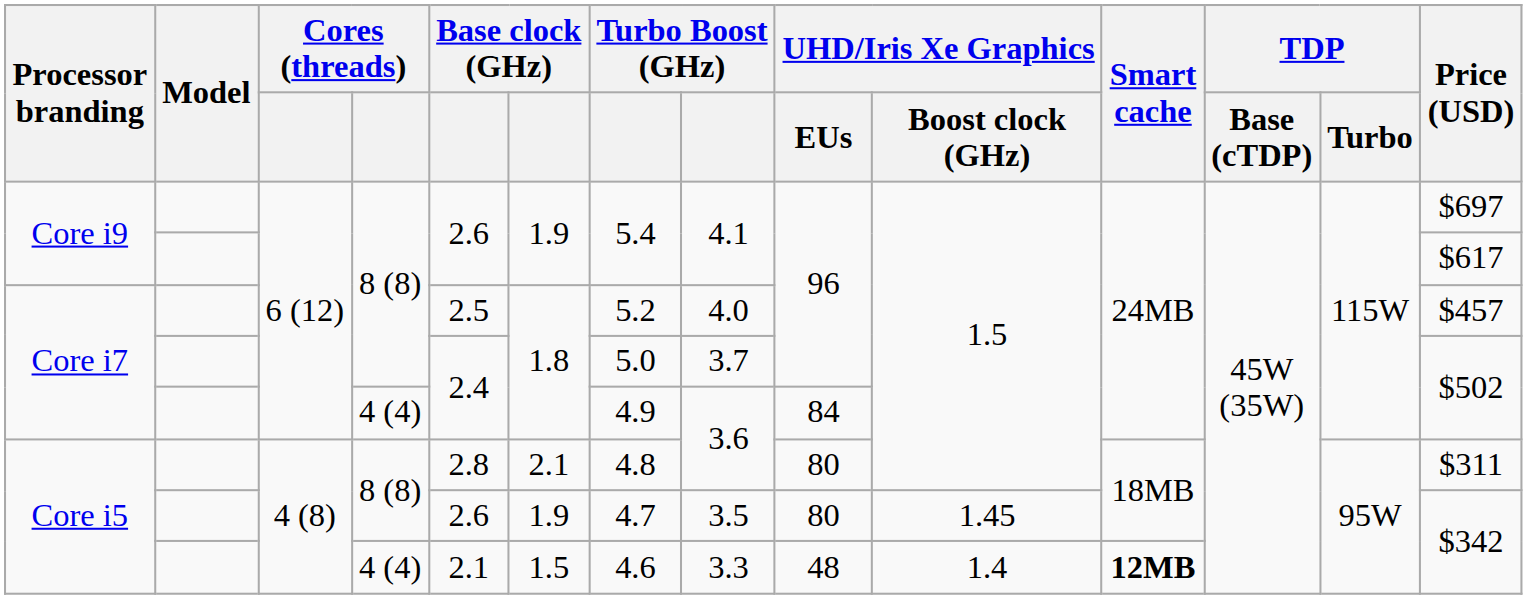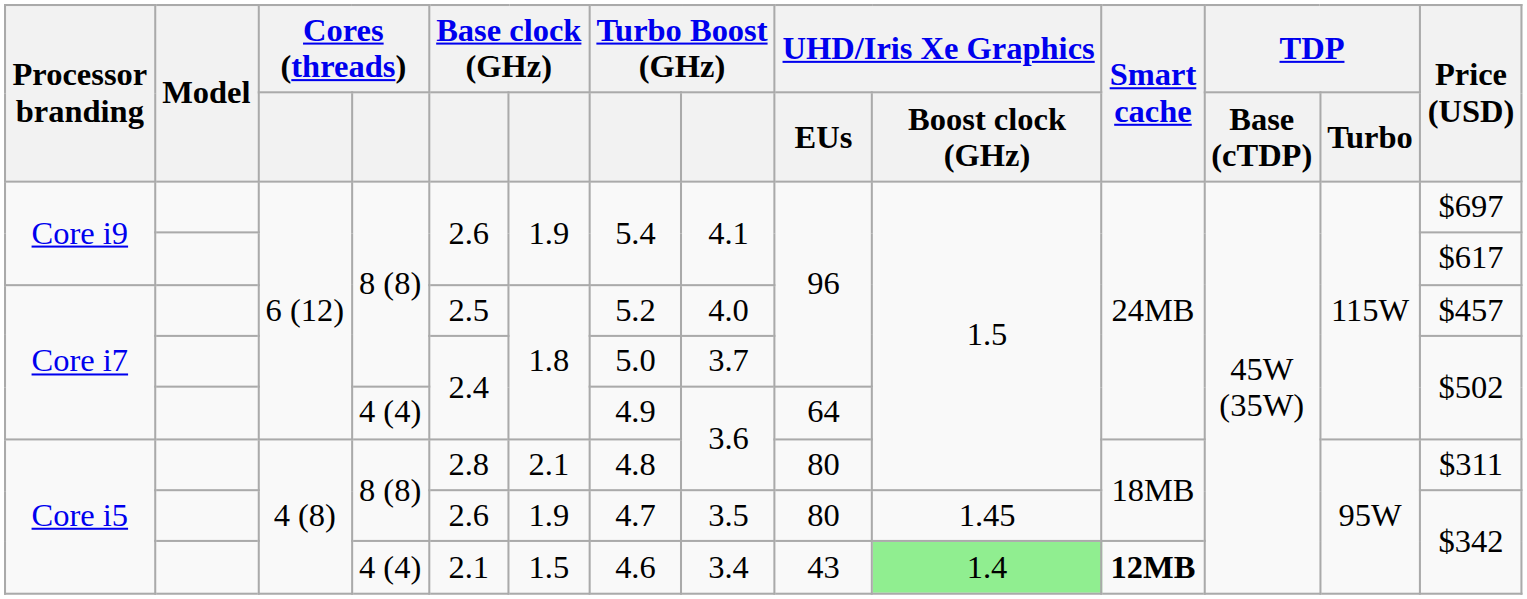(823, 412) 84 -> (823, 412) 64
(728, 566) 3.3 -> (728, 566) 3.4
(823, 566) 48 -> (823, 566) 43
(987, 566) no background -> (987, 566) lightgreen background
